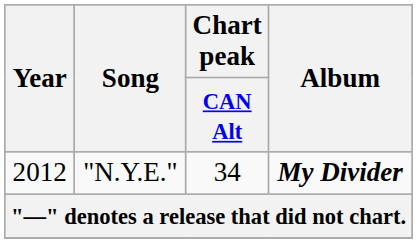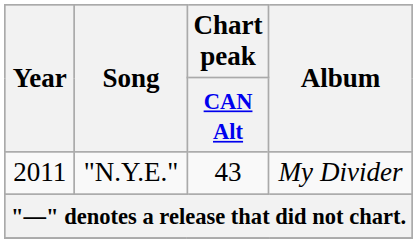(40, 172) 2012 -> (40, 172) 2011
(227, 172) 34 -> (228, 172) 43
(340, 172) bold -> (341, 172) normal
